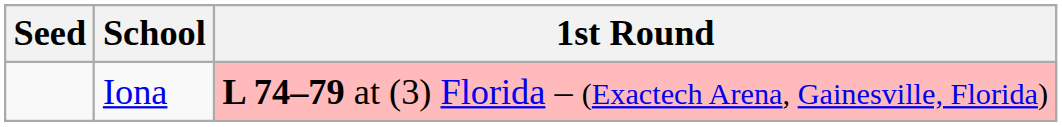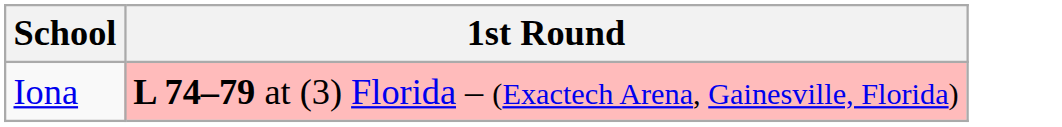- column: (50, 33)
